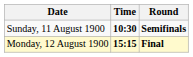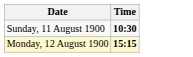- column: (164, 12)
